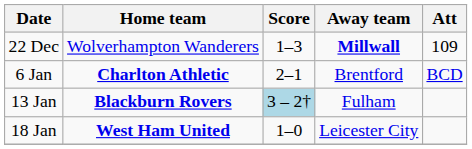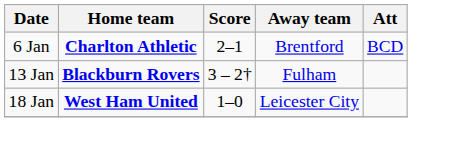- row: (34, 46)
(289, 102) lightblue background -> (230, 74) no background
